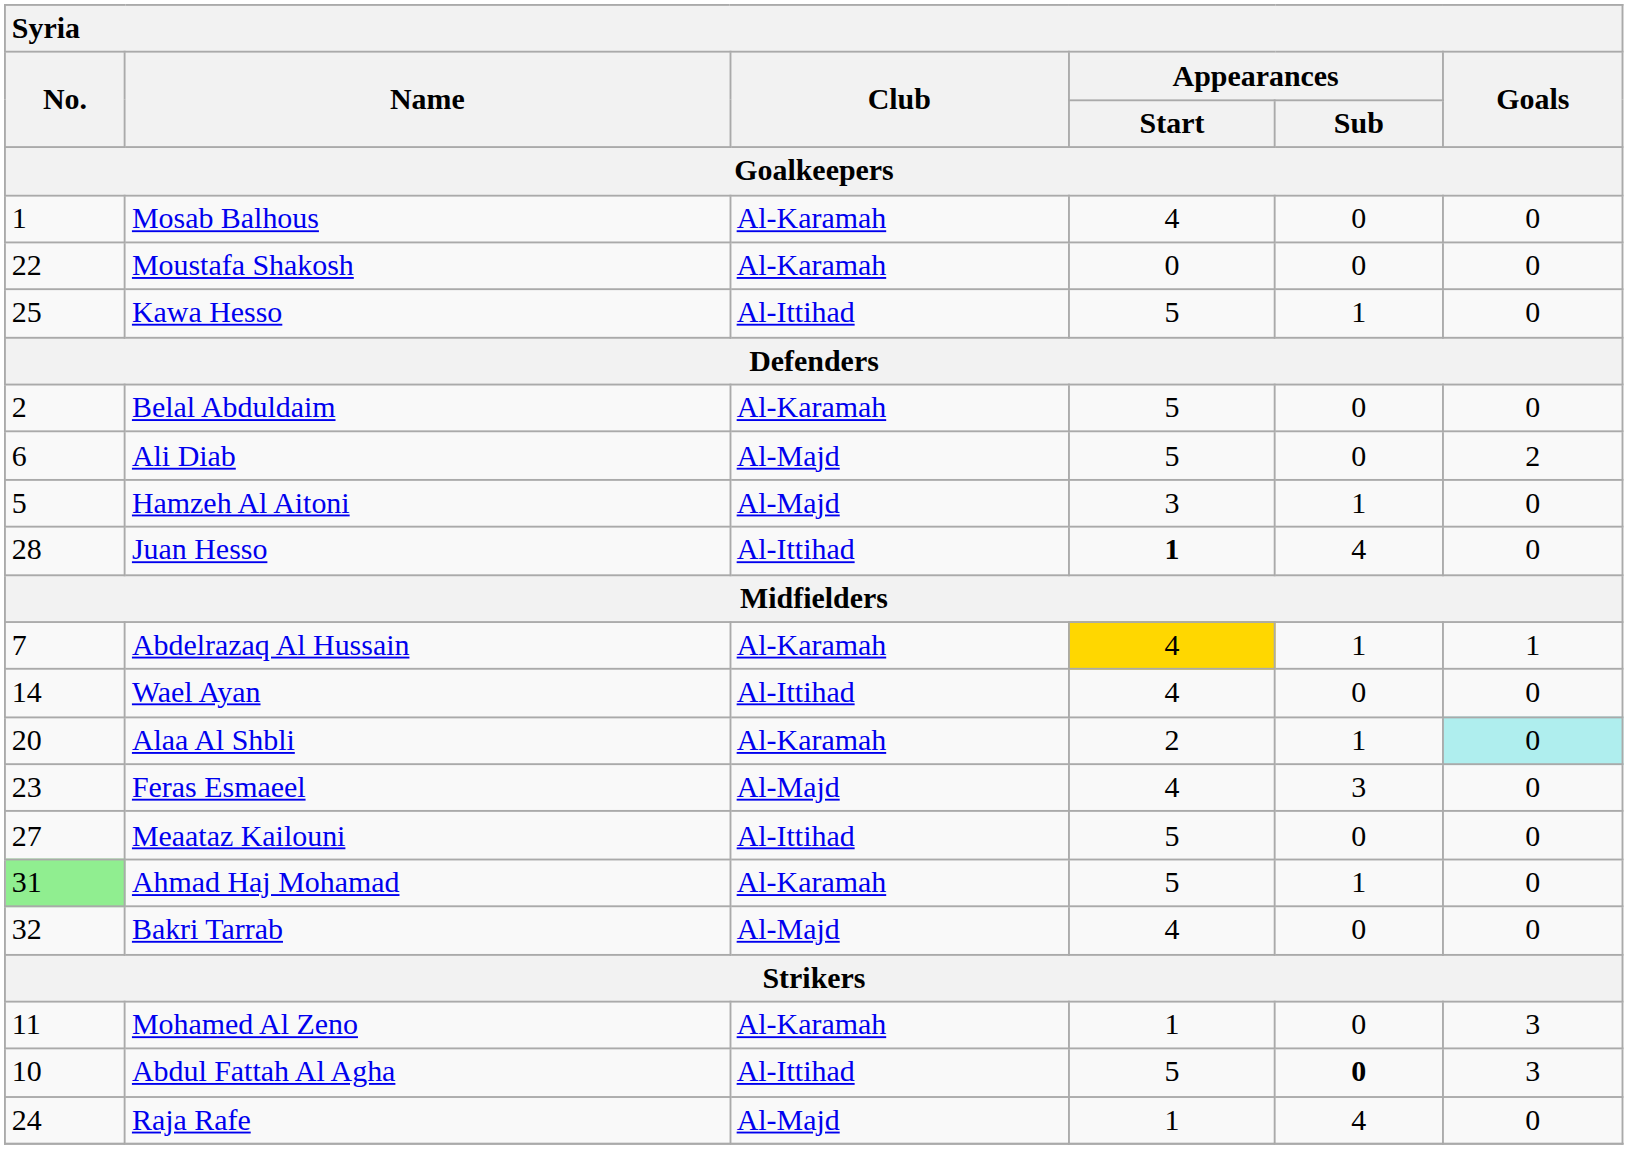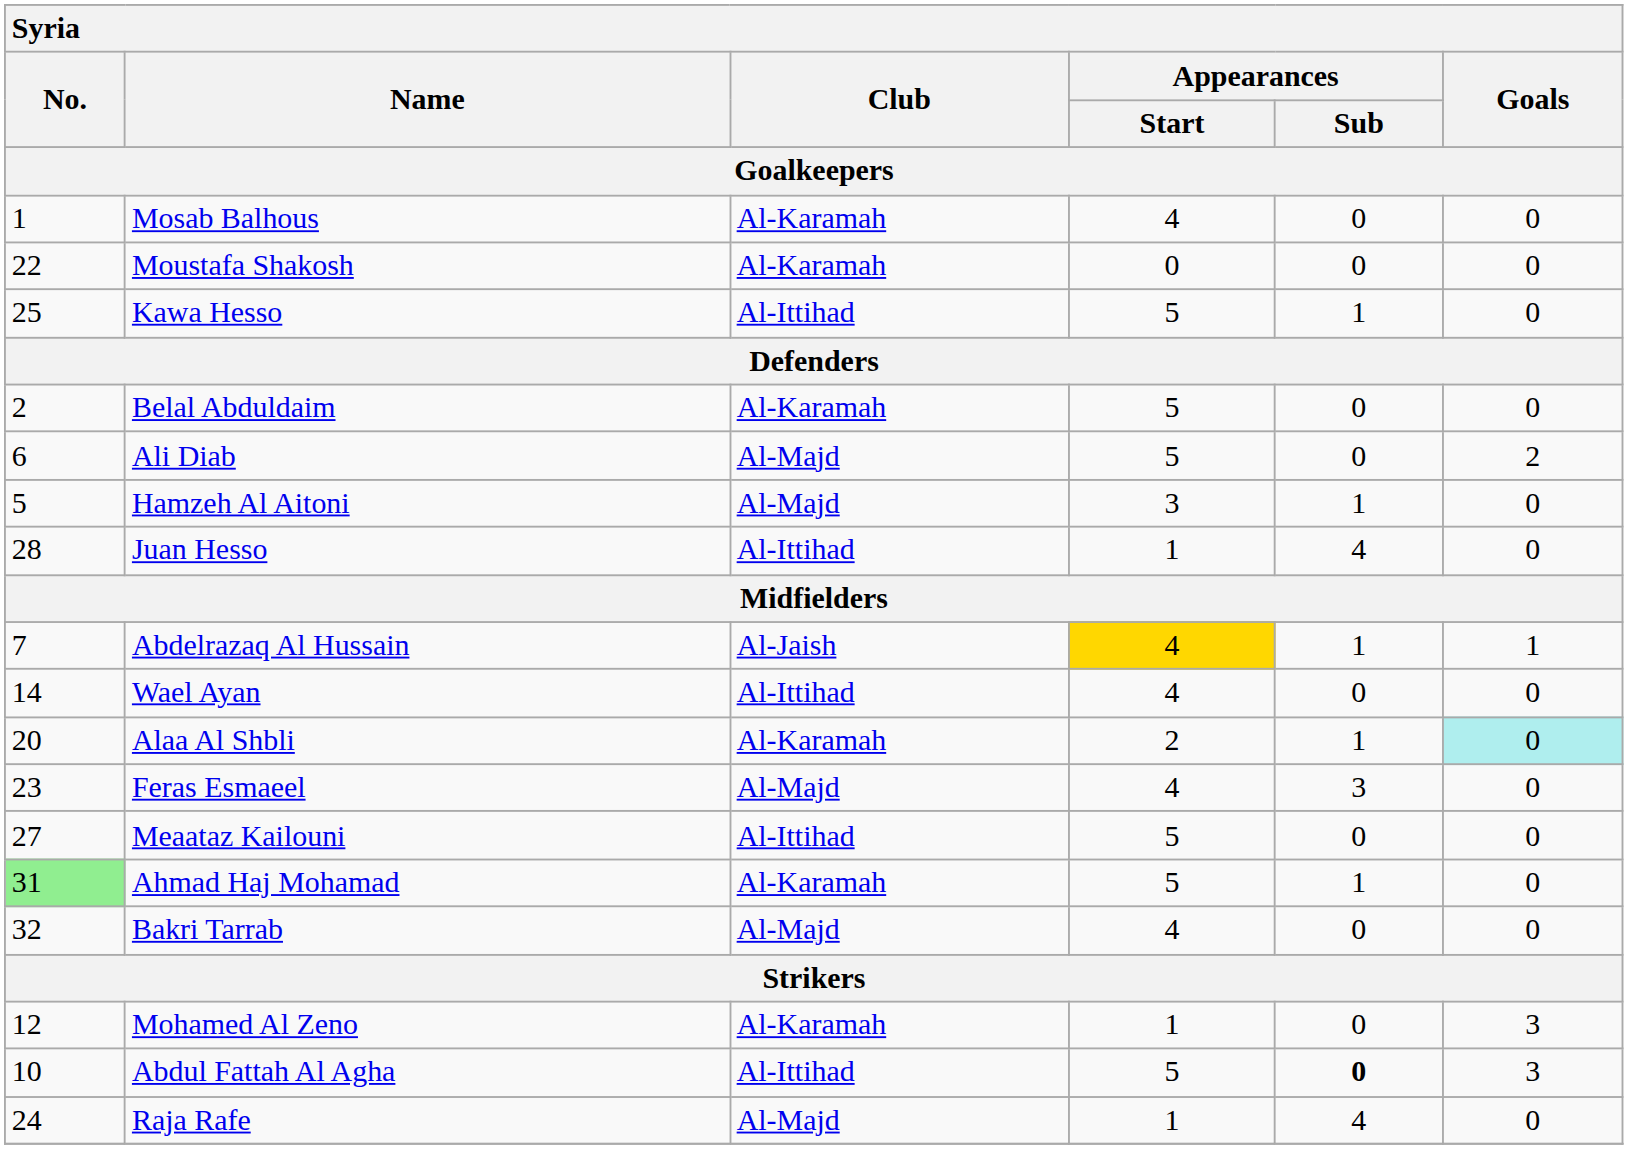(1172, 550) bold -> (1172, 550) normal
(811, 645) Al-Karamah -> (787, 645) Al-Jaish
(26, 1024) 11 -> (27, 1024) 12
